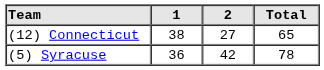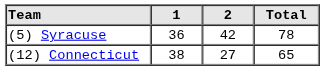rows swapped: (74, 35) <-> (57, 55)
